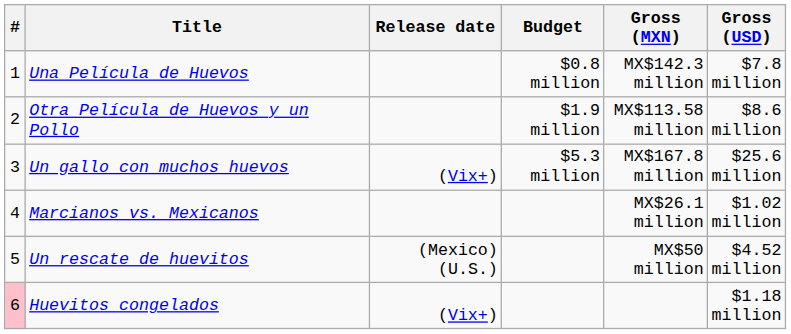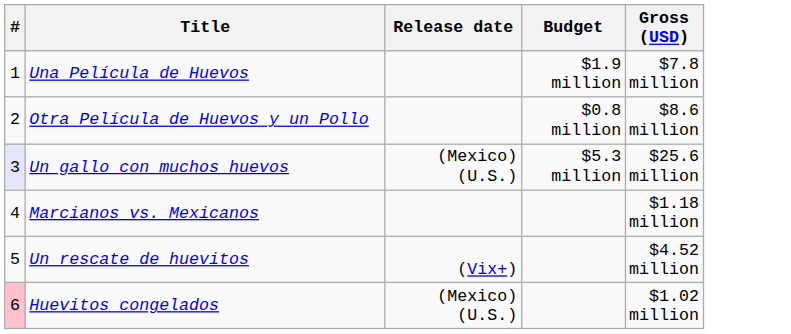- column: (656, 28)
(565, 74) $0.8 million -> (586, 74) $1.9 million
(565, 120) $1.9 million -> (586, 120) $0.8 million
(15, 167) no background -> (15, 167) lavender background
(468, 176) (Vix+) -> (477, 167) (Mexico) (U.S.)
(747, 213) $1.02 million -> (664, 213) $1.18 million
(458, 259) (Mexico) (U.S.) -> (487, 269) (Vix+)
(468, 315) (Vix+) -> (477, 306) (Mexico) (U.S.)
(747, 306) $1.18 million -> (664, 306) $1.02 million
